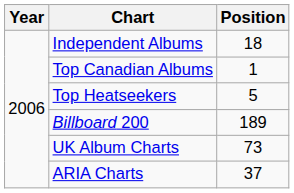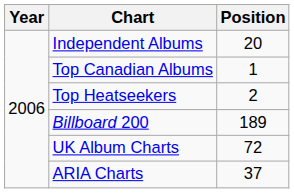(253, 43) 18 -> (253, 43) 20
(253, 95) 5 -> (253, 95) 2
(253, 148) 73 -> (253, 148) 72
